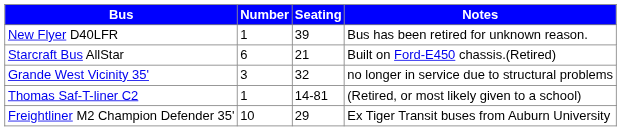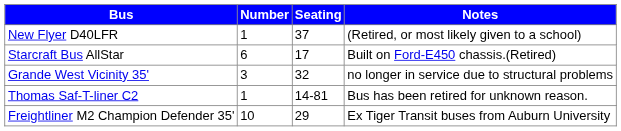(302, 34) 39 -> (302, 34) 37
(468, 34) Bus has been retired for unknown reason. -> (464, 34) (Retired, or most likely given to a school)
(302, 55) 21 -> (302, 55) 17
(464, 95) (Retired, or most likely given to a school) -> (468, 95) Bus has been retired for unknown reason.
